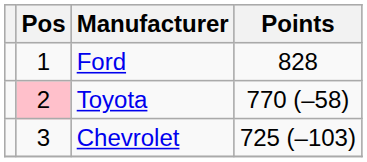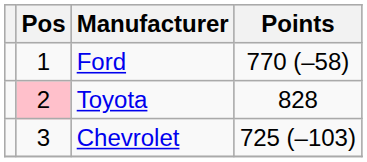(298, 62) 828 -> (298, 62) 770 (–58)
(298, 100) 770 (–58) -> (298, 100) 828
